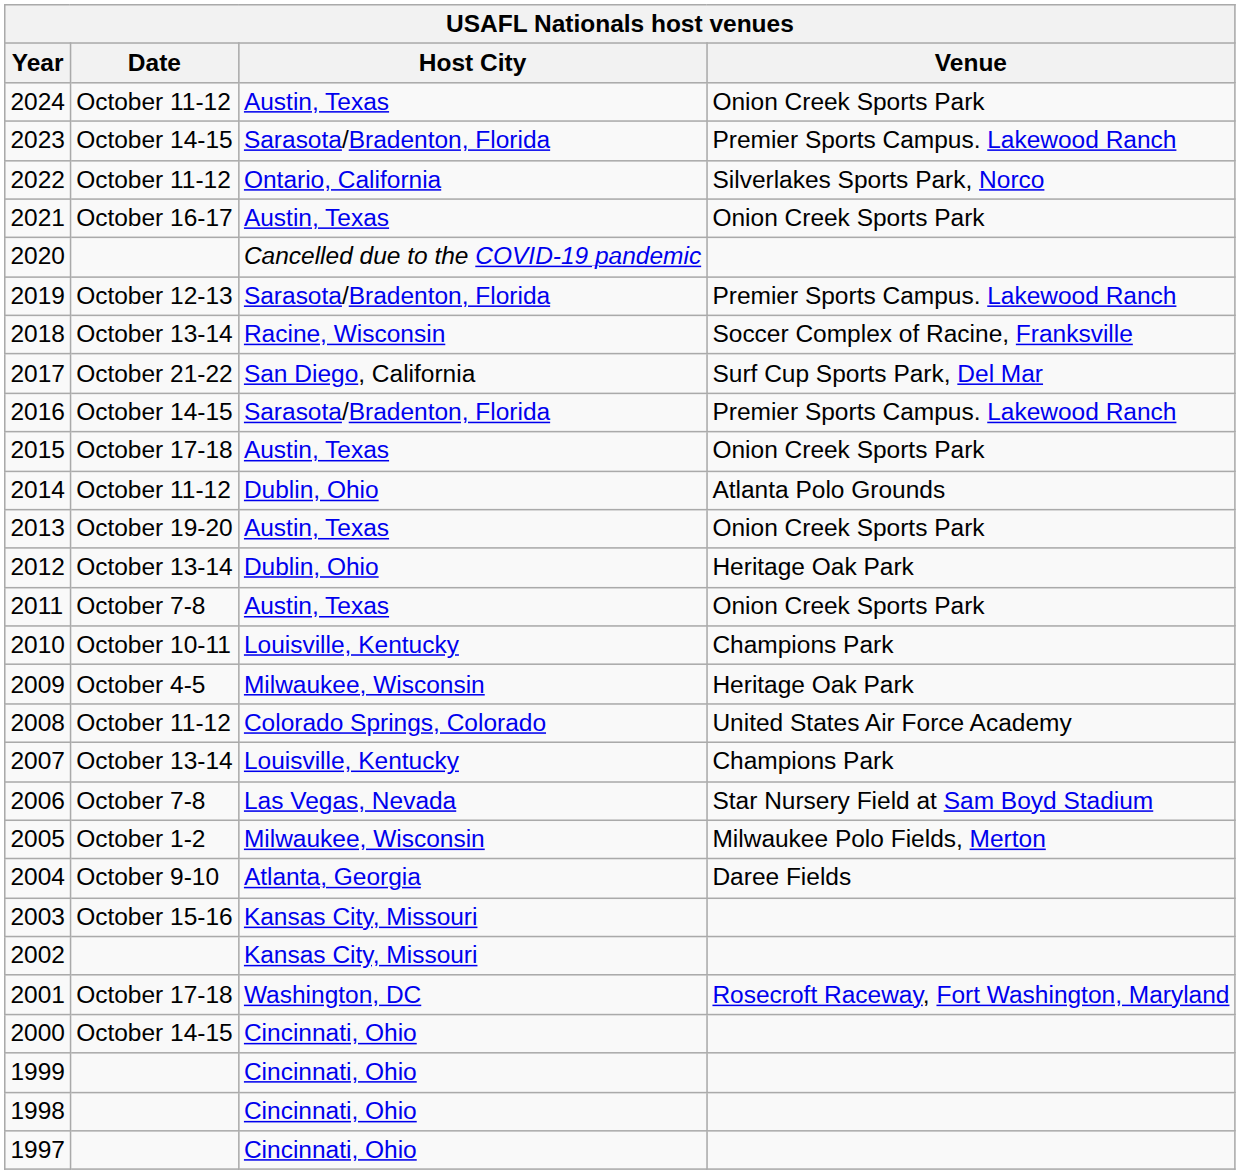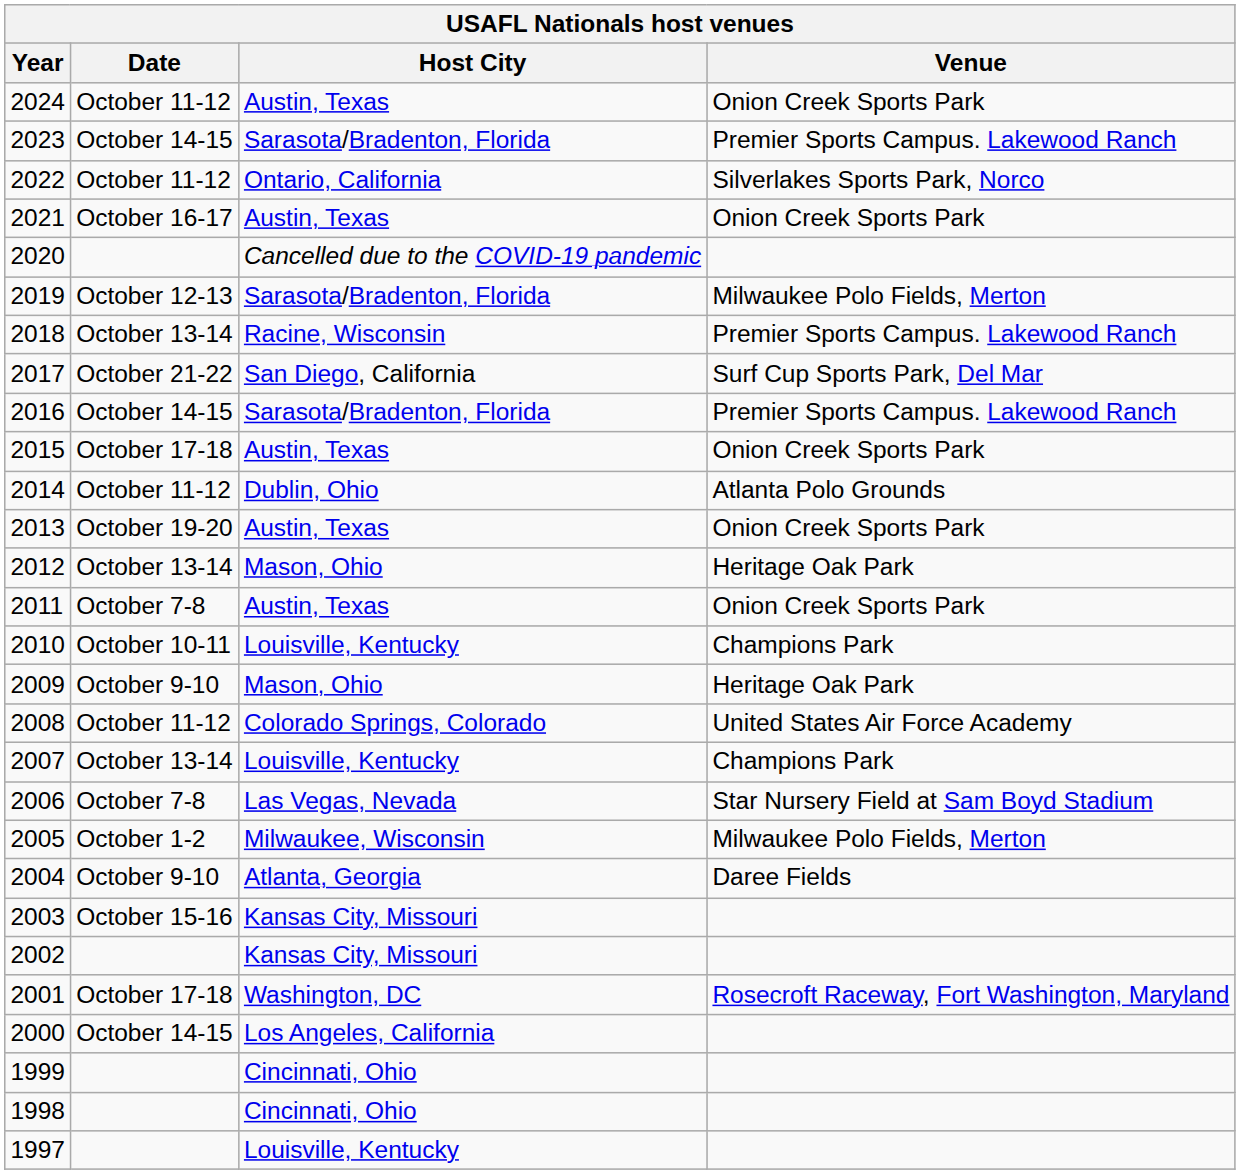(944, 295) Premier Sports Campus. Lakewood Ranch -> (879, 295) Milwaukee Polo Fields, Merton
(923, 334) Soccer Complex of Racine, Franksville -> (944, 334) Premier Sports Campus. Lakewood Ranch
(311, 567) Dublin, Ohio -> (313, 567) Mason, Ohio
(141, 683) October 4-5 -> (148, 683) October 9-10
(364, 683) Milwaukee, Wisconsin -> (313, 683) Mason, Ohio
(330, 1033) Cincinnati, Ohio -> (369, 1033) Los Angeles, California
(330, 1149) Cincinnati, Ohio -> (351, 1149) Louisville, Kentucky
